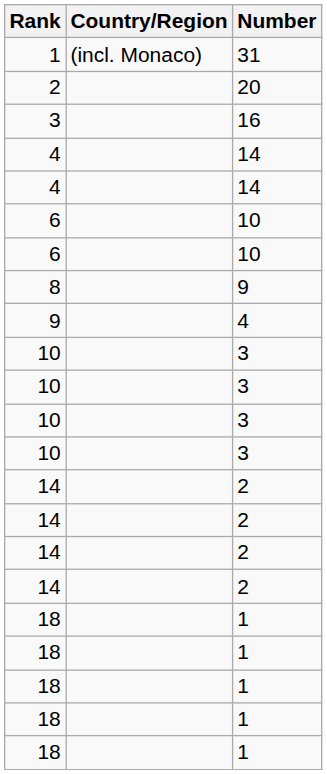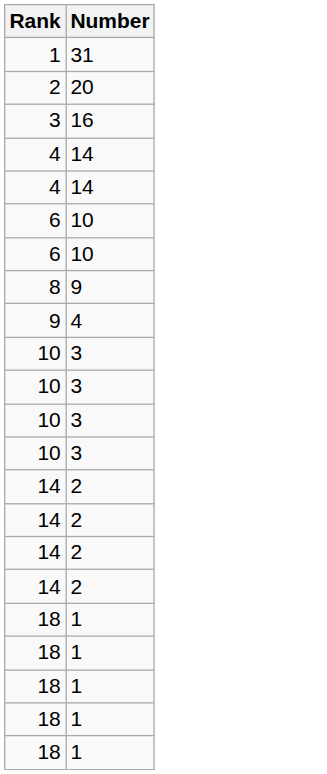- column: (149, 21)
